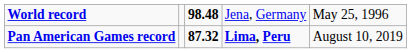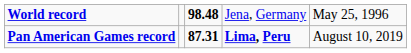(203, 36) 87.32 -> (203, 36) 87.31
